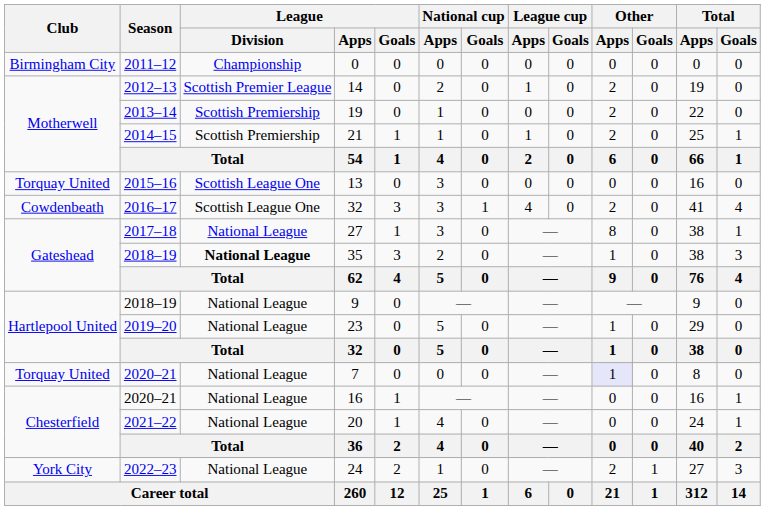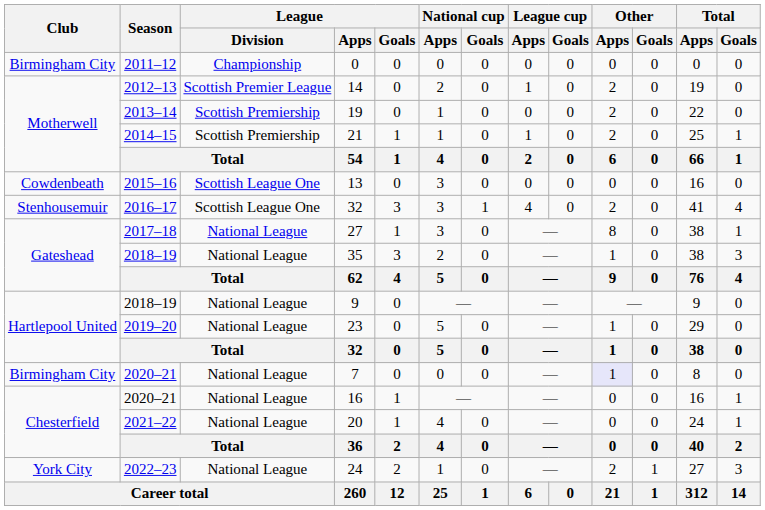(62, 183) Torquay United -> (62, 183) Cowdenbeath
(62, 207) Cowdenbeath -> (62, 207) Stenhousemuir
(257, 254) bold -> (257, 254) normal
(62, 374) Torquay United -> (62, 374) Birmingham City
